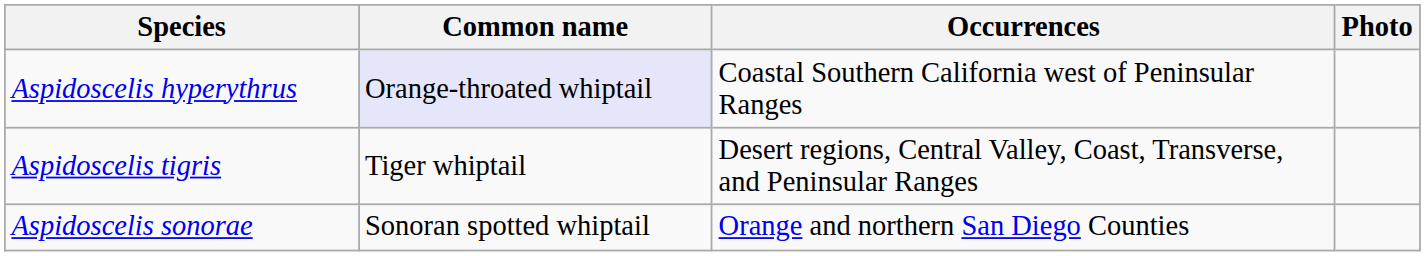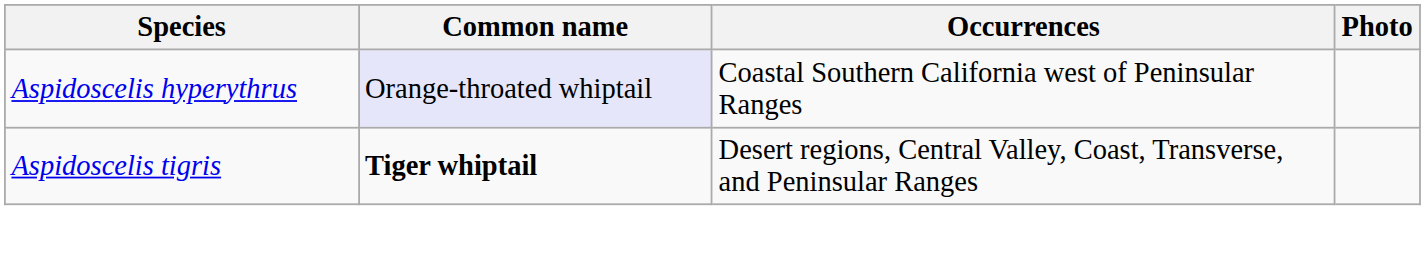(446, 165) normal -> (451, 165) bold
- row: (132, 226)
